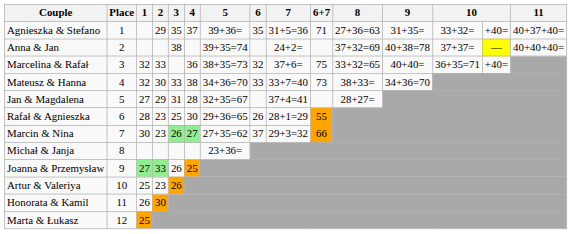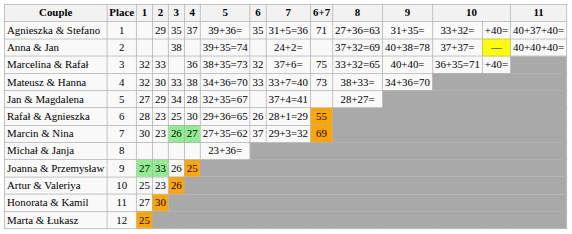(176, 99) 31 -> (176, 99) 34
(322, 133) 66 -> (322, 133) 69
(145, 202) 26 -> (145, 202) 27
